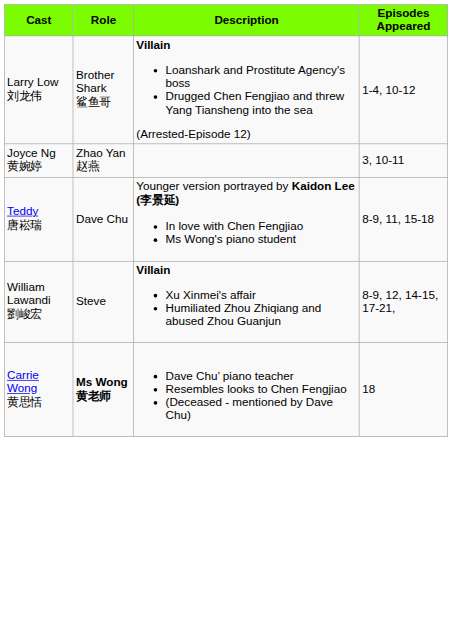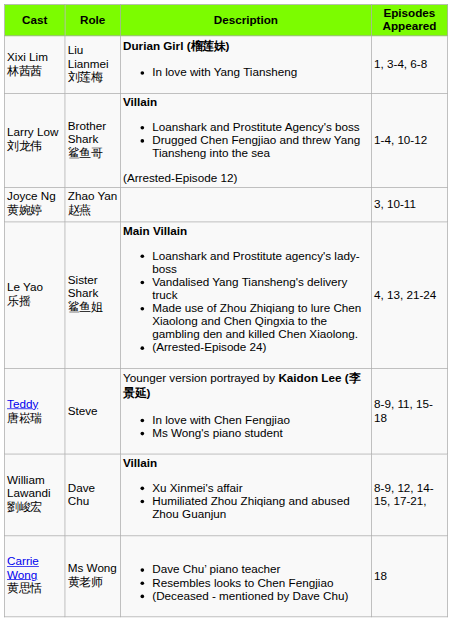+ row: (28, 64)
+ row: (25, 294)
(102, 219) Dave Chu -> (83, 411) Steve
(91, 301) Steve -> (81, 495) Dave Chu
(102, 388) bold -> (92, 575) normal
